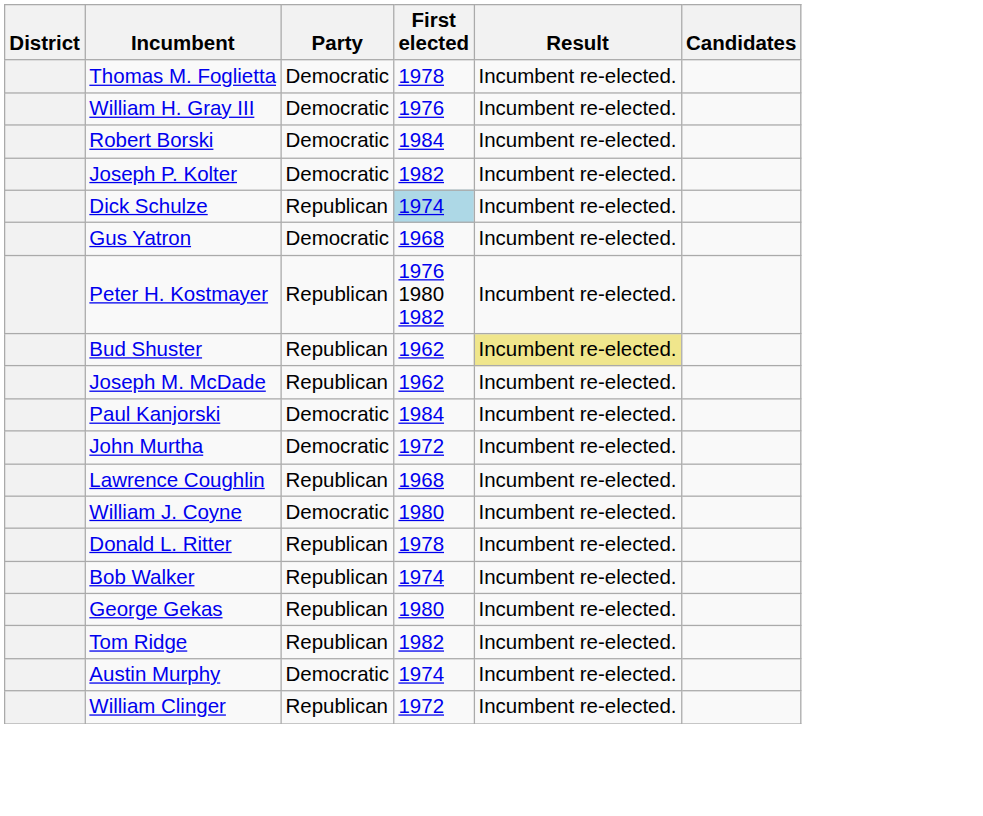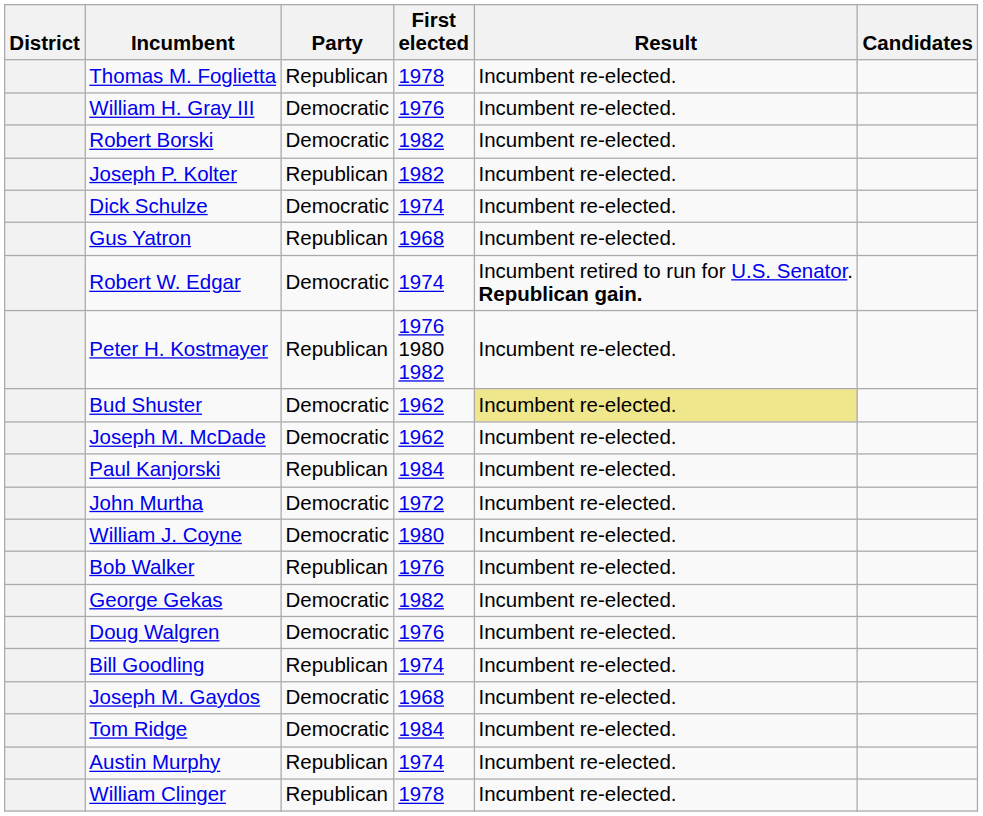(337, 76) Democratic -> (337, 76) Republican
(421, 141) 1984 -> (421, 141) 1982
(337, 173) Democratic -> (337, 173) Republican
(337, 206) Republican -> (337, 206) Democratic
(421, 206) lightblue background -> (421, 206) no background
(337, 238) Democratic -> (337, 238) Republican
+ row: (165, 282)
(337, 349) Republican -> (337, 405) Democratic
(337, 382) Republican -> (337, 437) Democratic
(337, 414) Democratic -> (337, 470) Republican
- row: (177, 479)
- row: (161, 544)
(421, 577) 1974 -> (421, 567) 1976
(337, 609) Republican -> (337, 600) Democratic
(421, 609) 1980 -> (421, 600) 1982
+ row: (154, 632)
+ row: (147, 665)
+ row: (175, 697)
(337, 642) Republican -> (337, 730) Democratic
(421, 642) 1982 -> (421, 730) 1984
(337, 674) Democratic -> (337, 762) Republican
(421, 706) 1972 -> (421, 794) 1978
